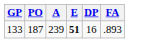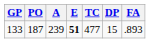+ column: (92, 12)
(91, 29) 16 -> (112, 29) 15
